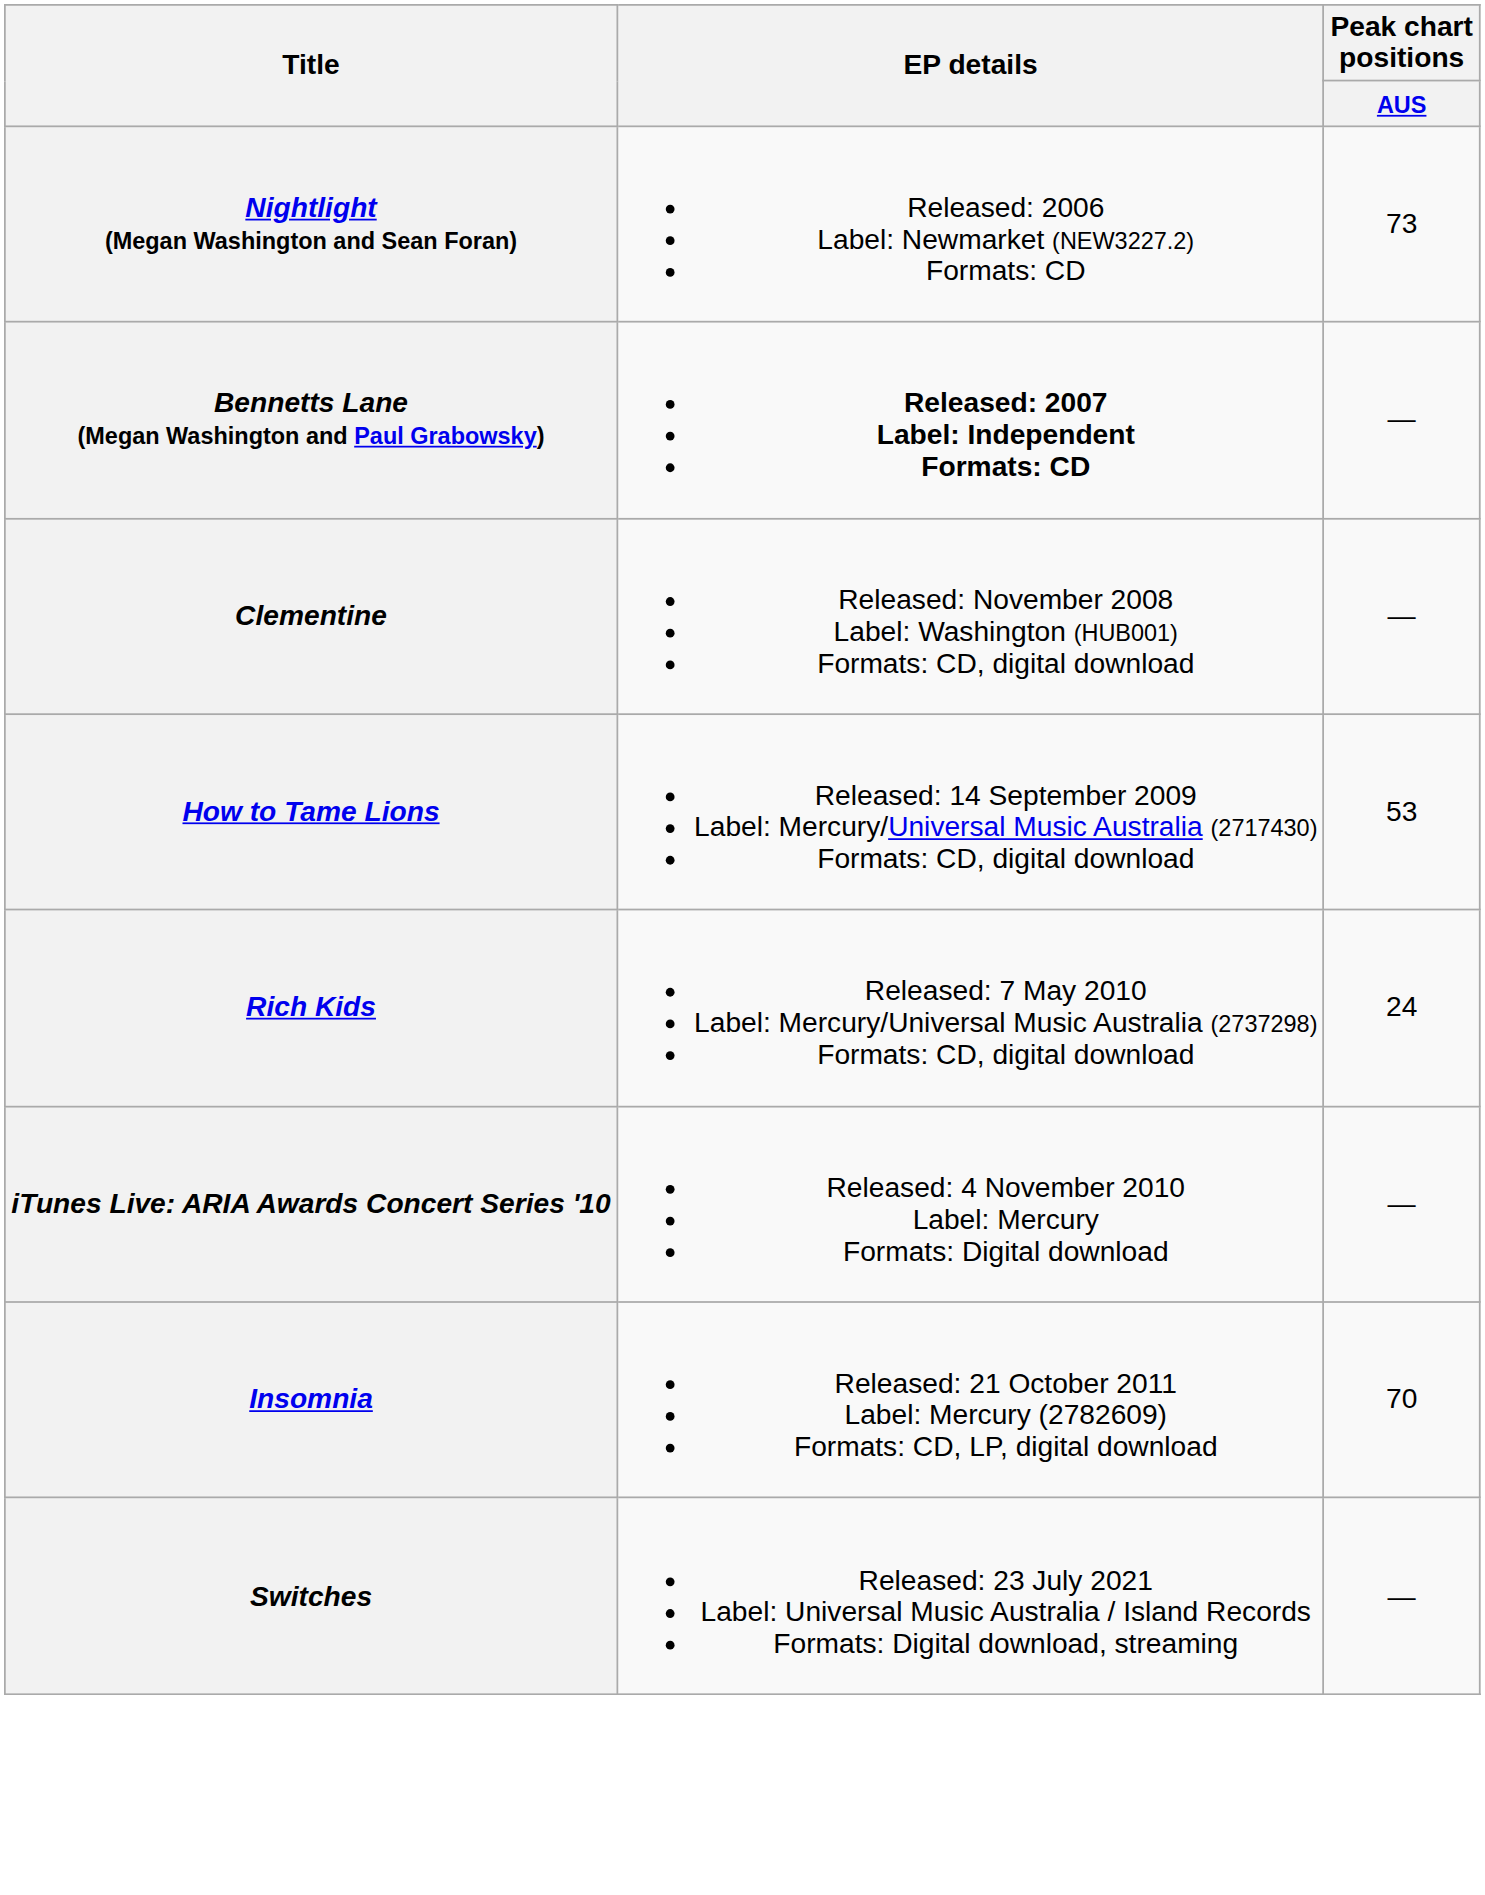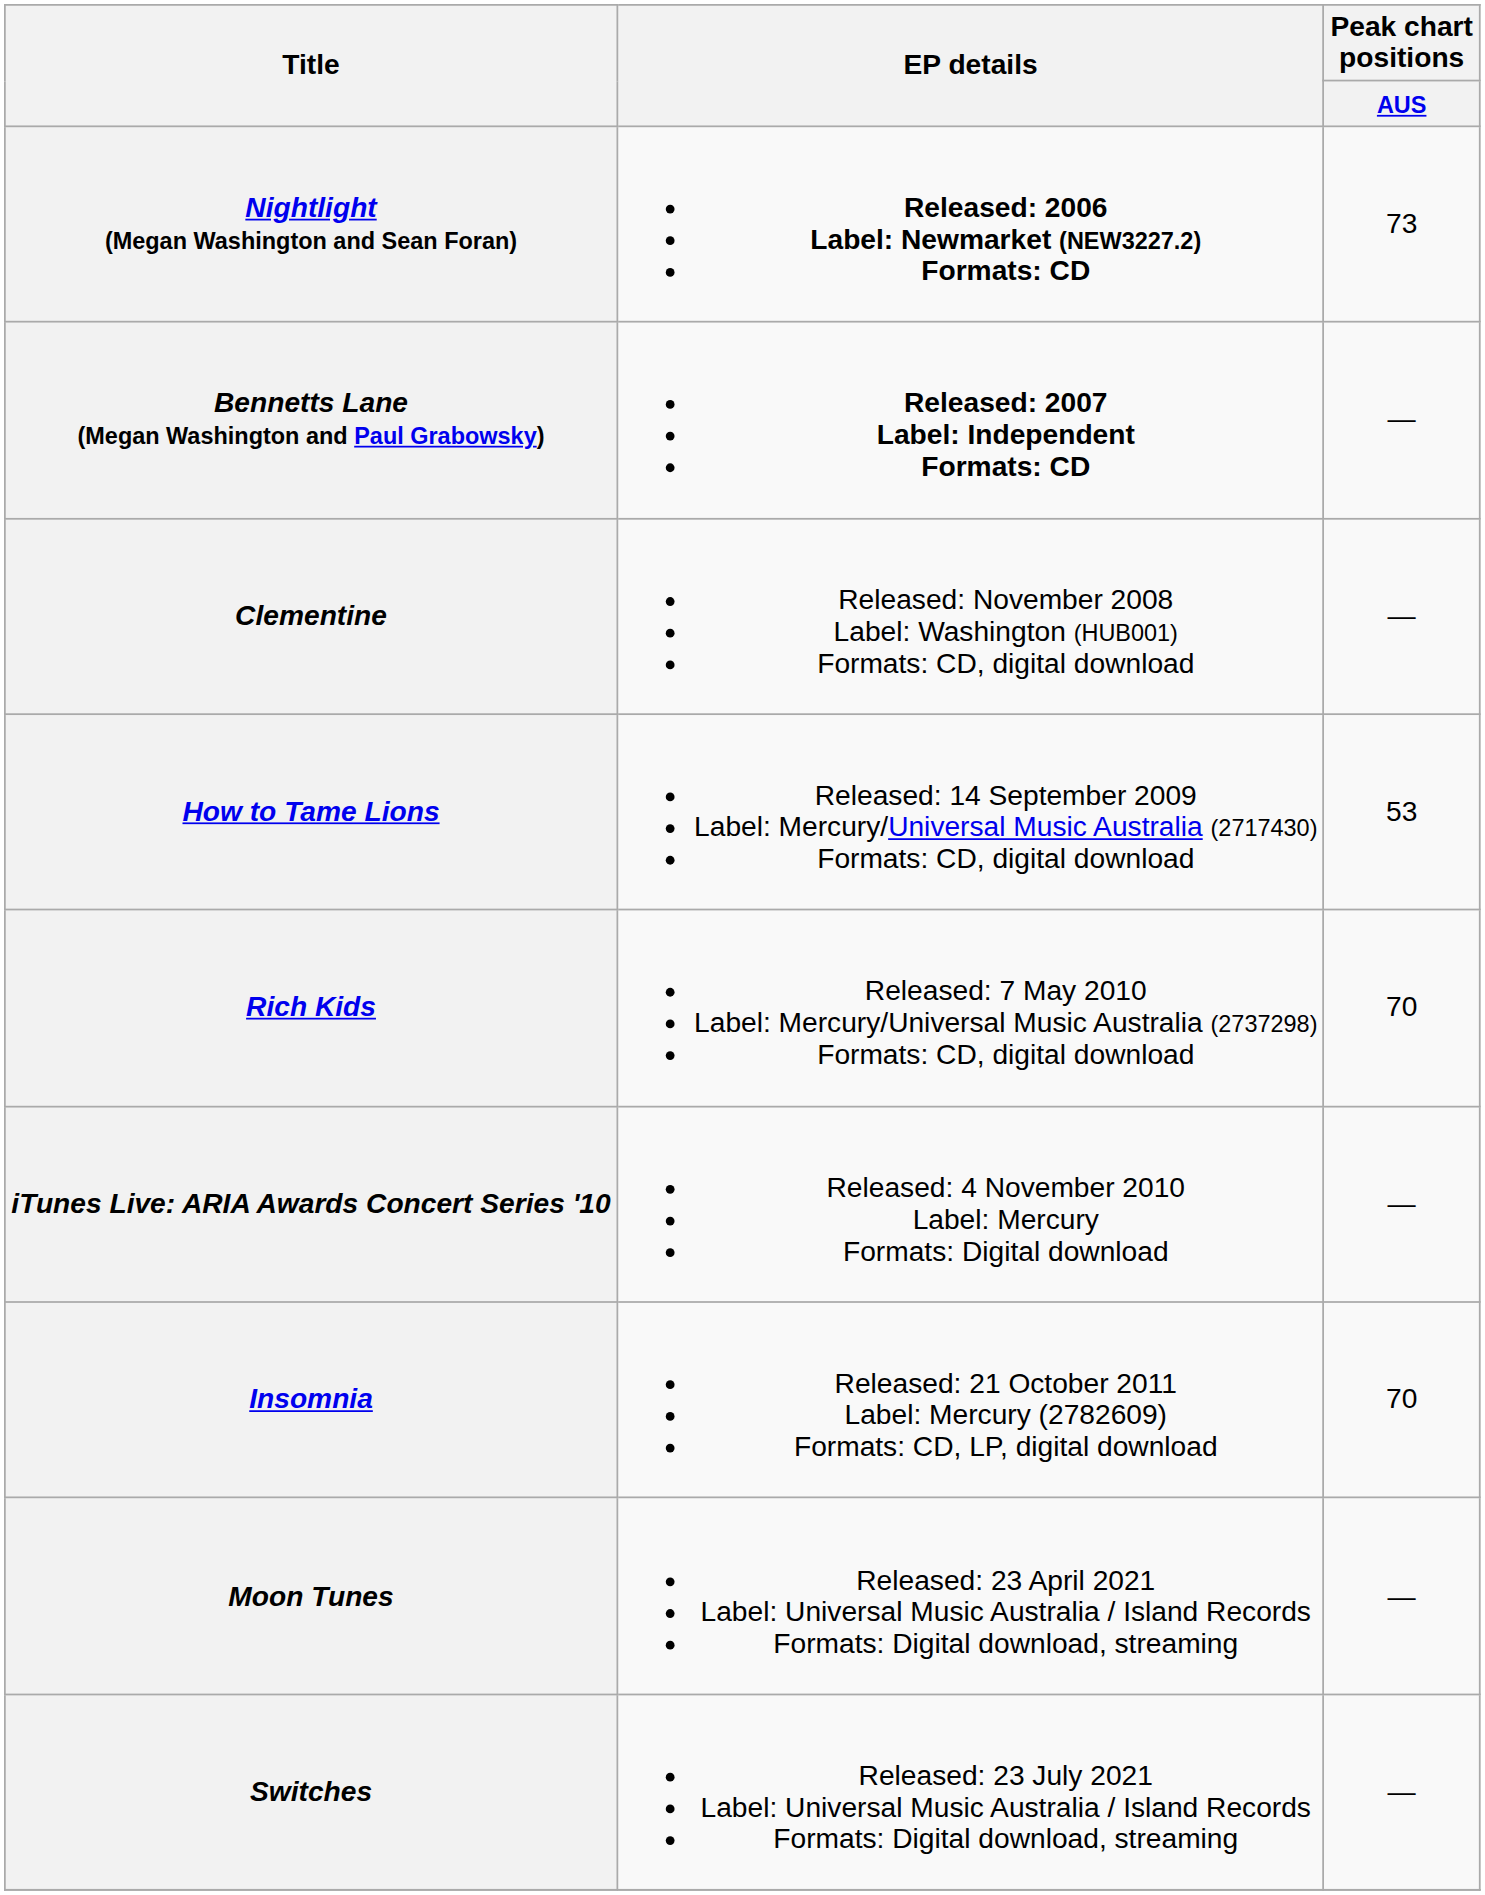(971, 240) normal -> (971, 240) bold
(1402, 1007) 24 -> (1402, 1007) 70
+ row: (311, 1595)
